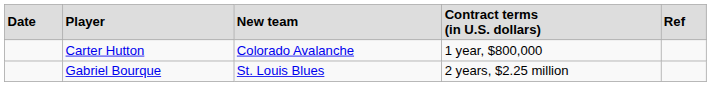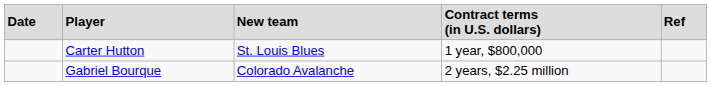(295, 50) Colorado Avalanche -> (281, 50) St. Louis Blues
(281, 71) St. Louis Blues -> (295, 71) Colorado Avalanche
